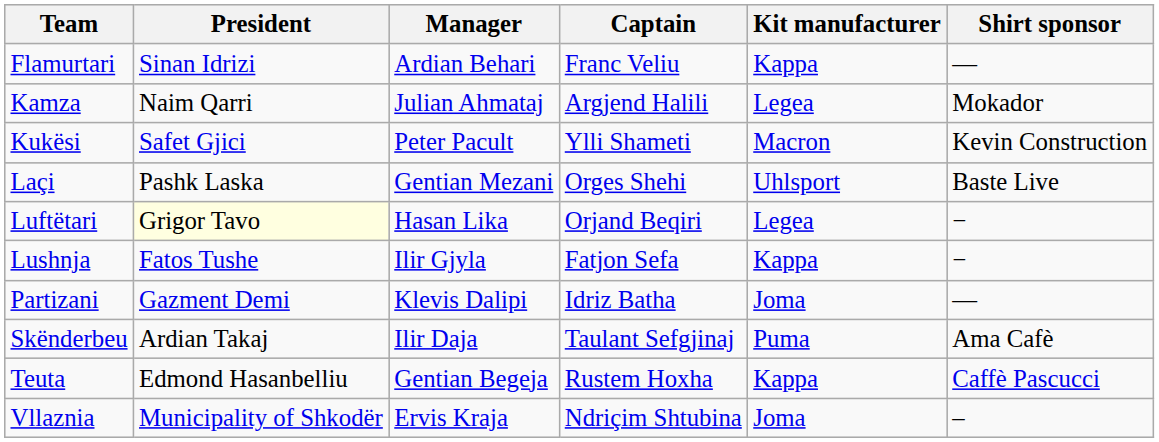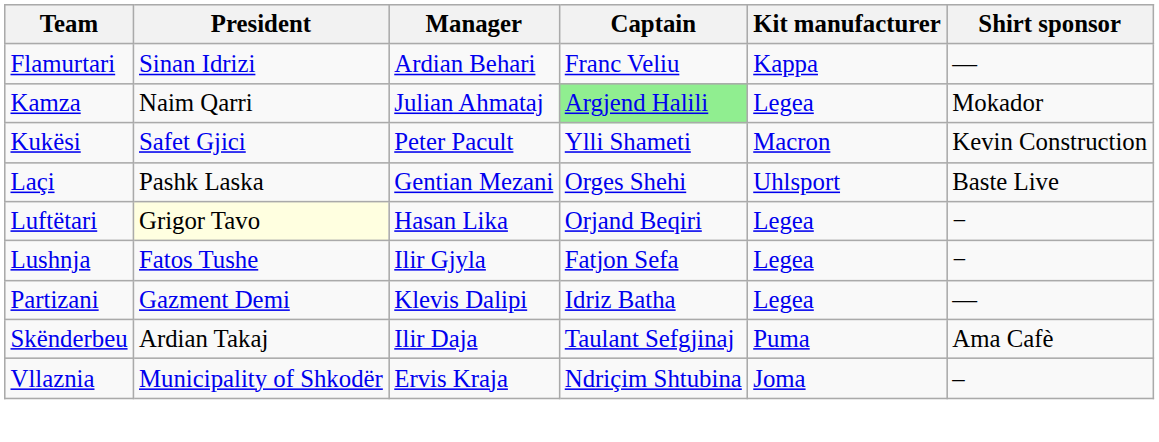(637, 102) no background -> (637, 102) lightgreen background
(786, 260) Kappa -> (784, 260) Legea
(779, 299) Joma -> (784, 299) Legea
- row: (38, 378)
